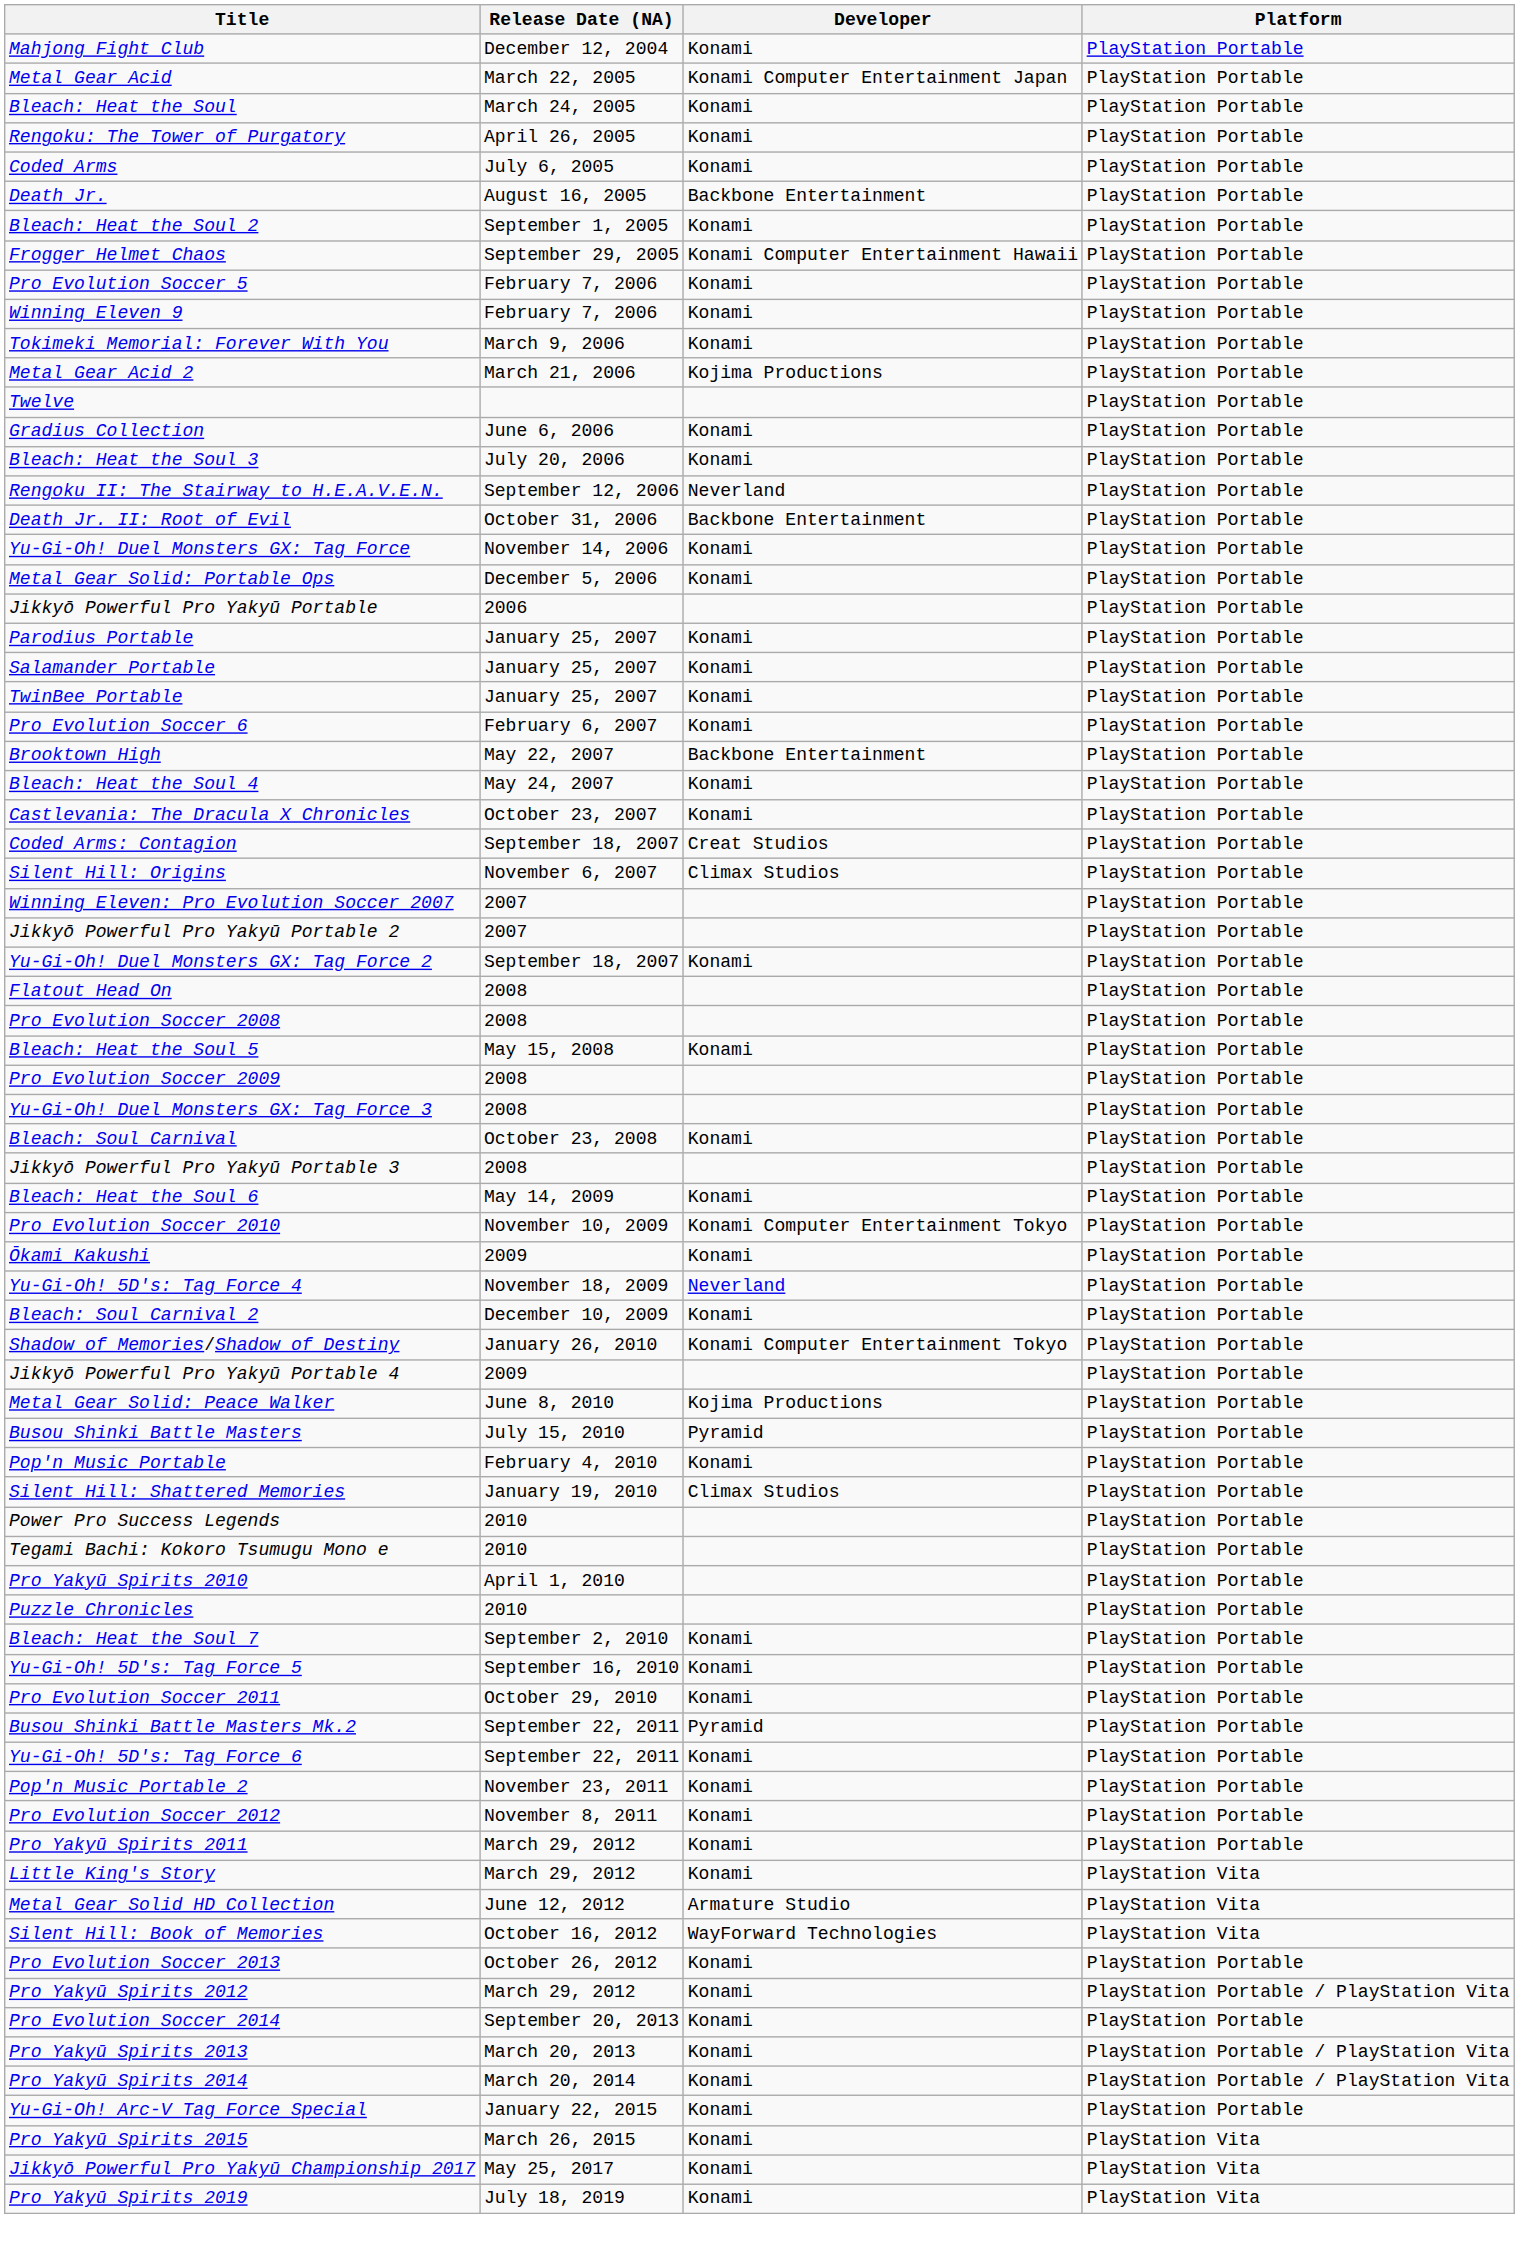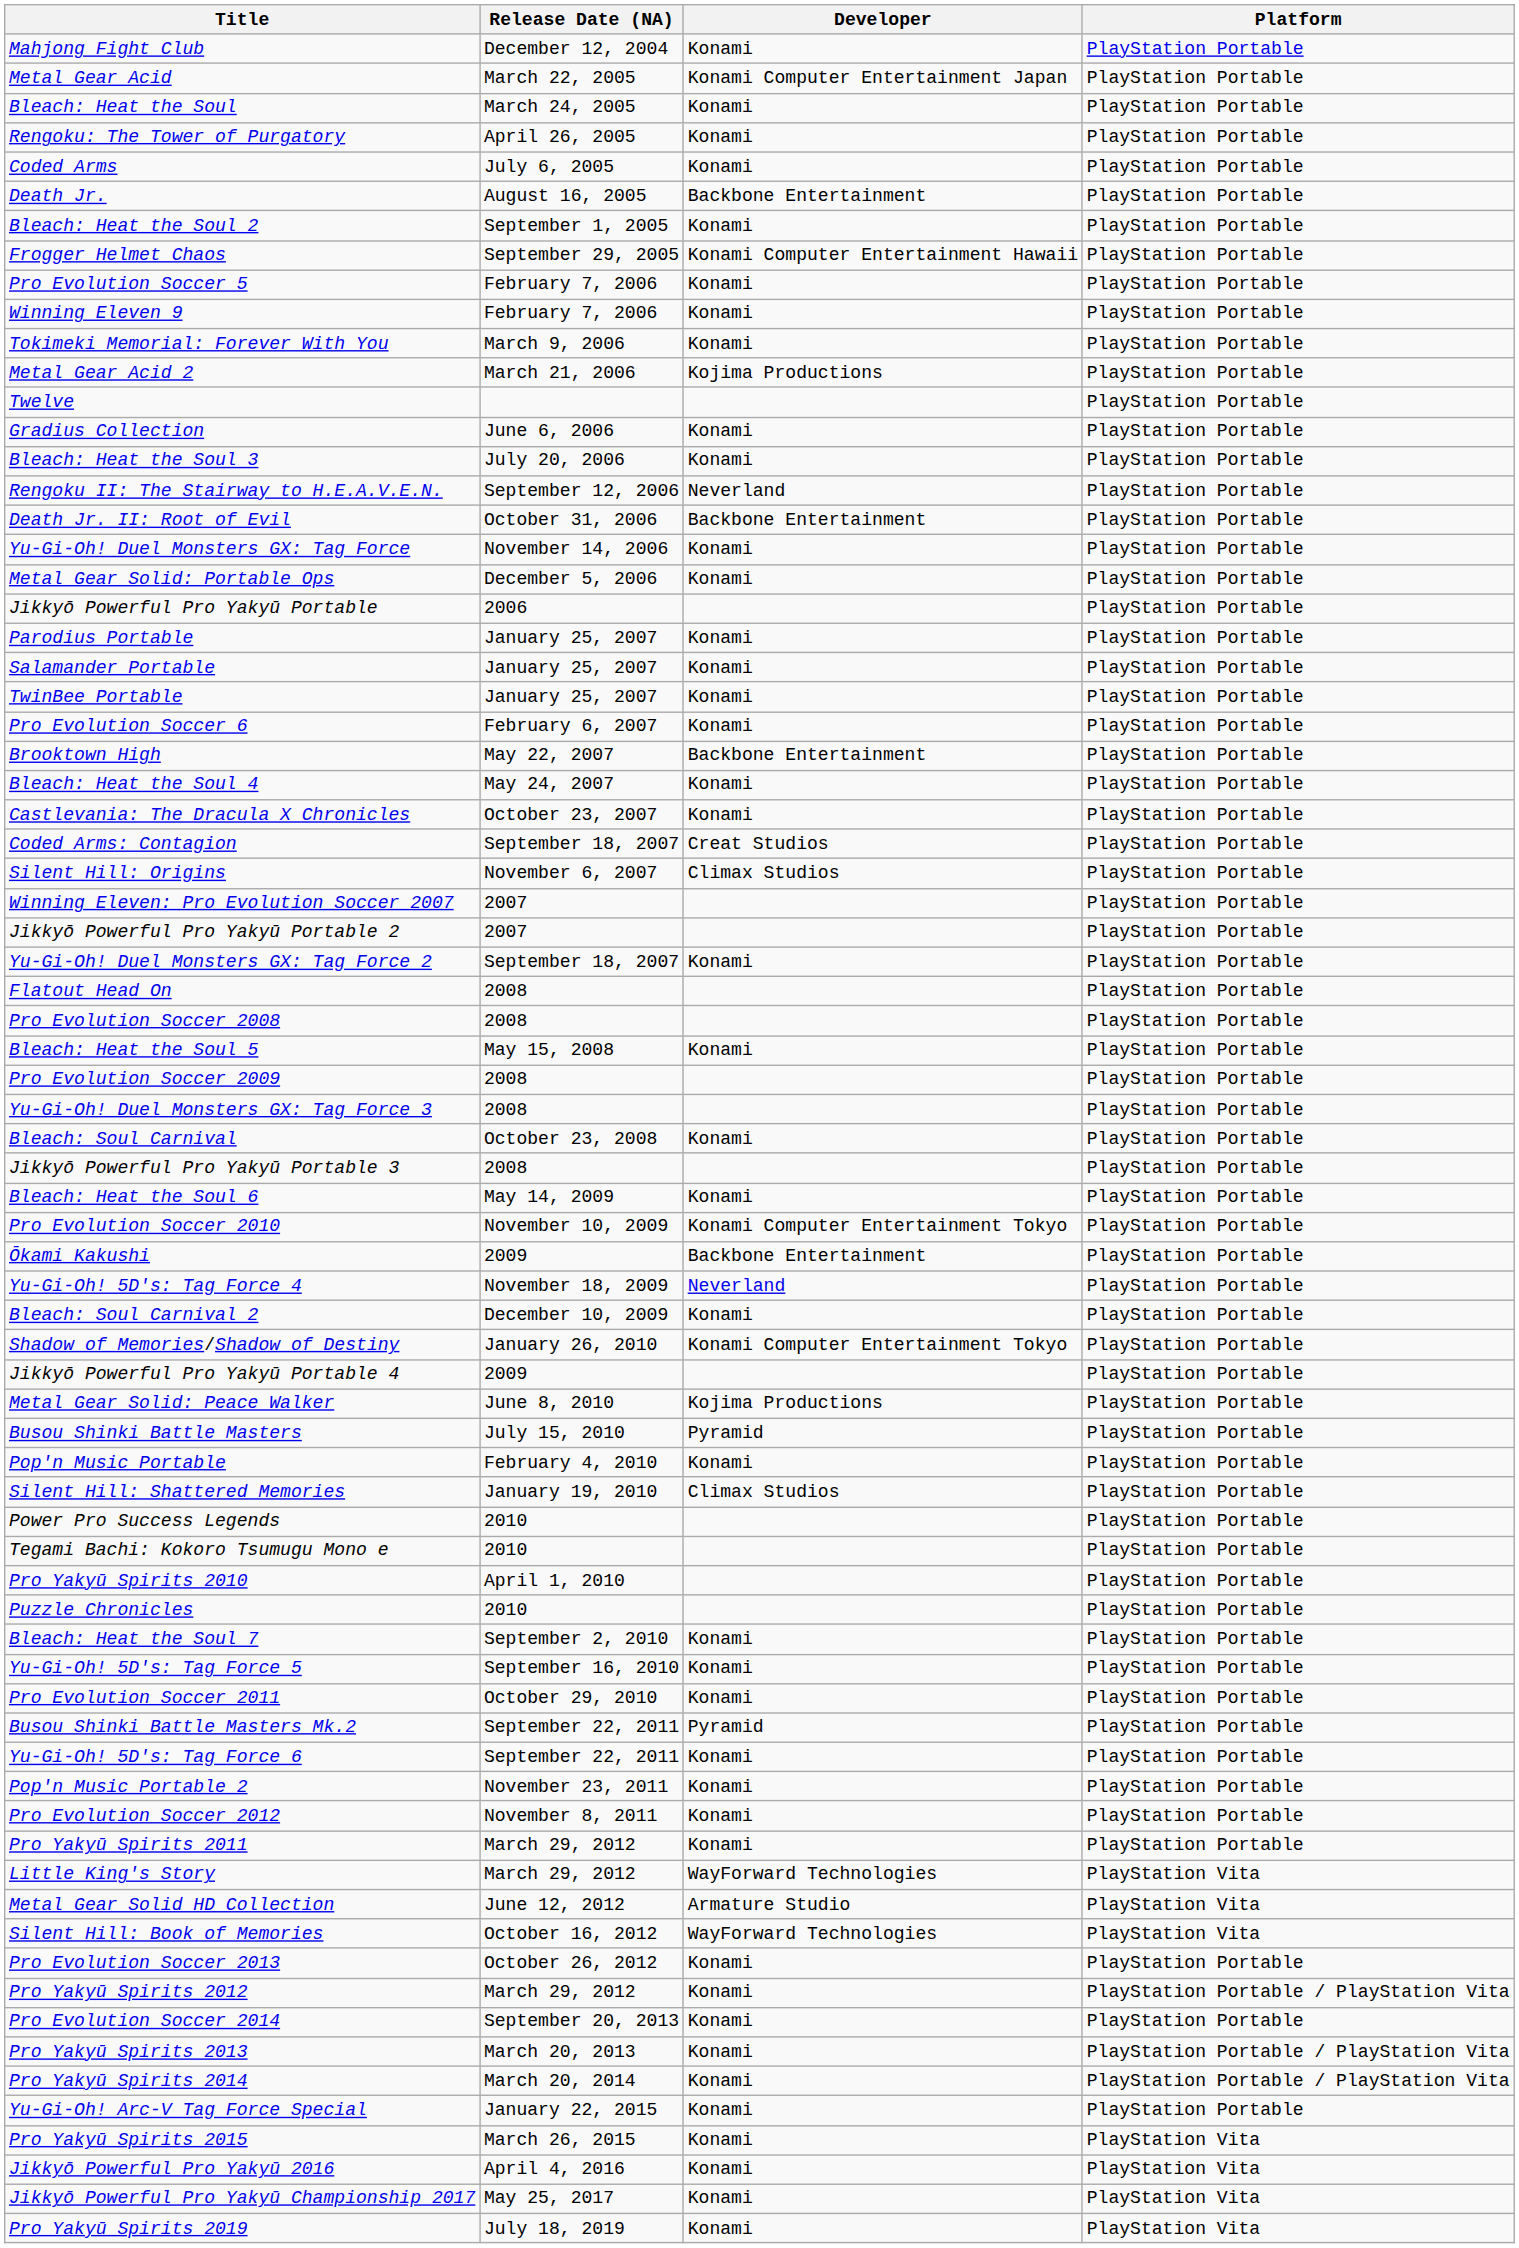(720, 1256) Konami -> (807, 1256) Backbone Entertainment
(720, 1875) Konami -> (812, 1875) WayForward Technologies
+ row: (172, 2169)
